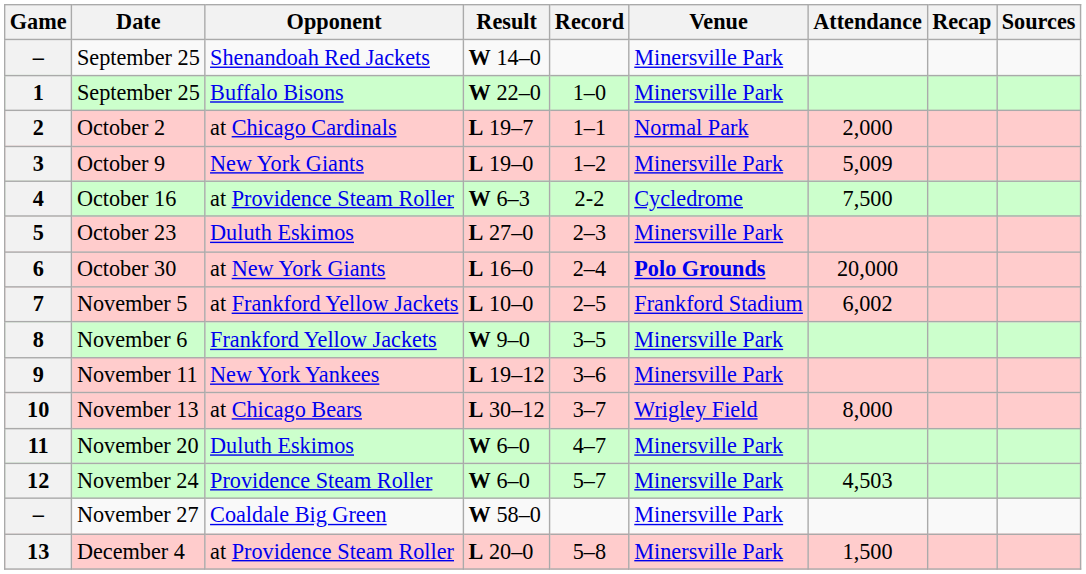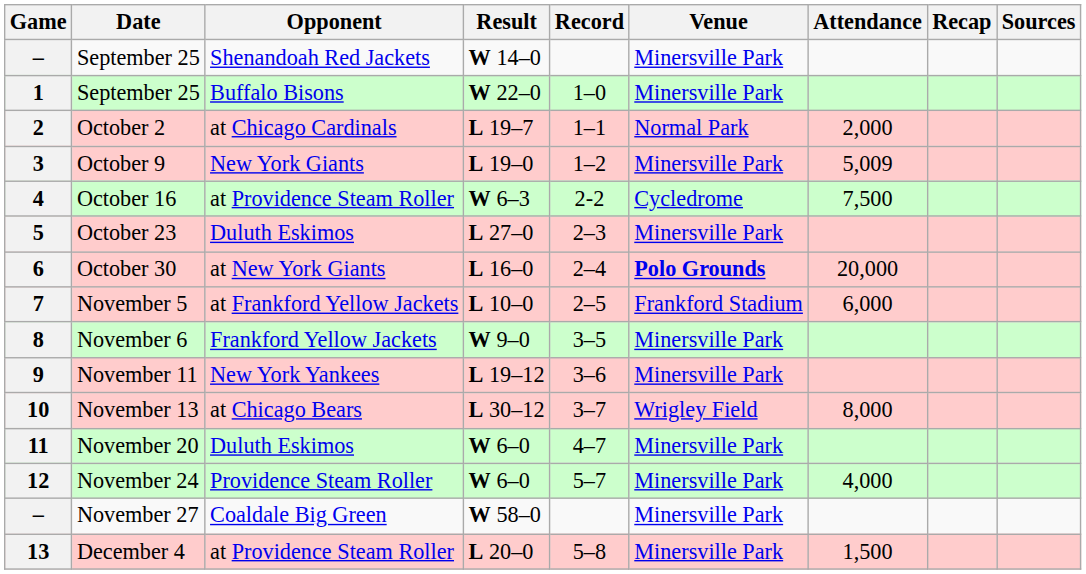(868, 304) 6,002 -> (868, 304) 6,000
(868, 480) 4,503 -> (868, 480) 4,000
